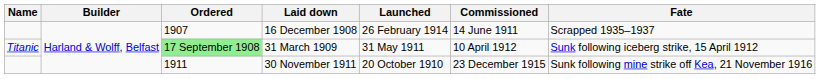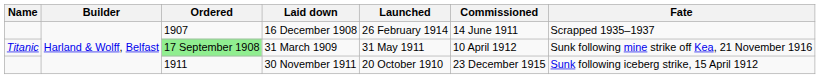(654, 47) Sunk following iceberg strike, 15 April 1912 -> (681, 47) Sunk following mine strike off Kea, 21 November 1916
(681, 64) Sunk following mine strike off Kea, 21 November 1916 -> (654, 64) Sunk following iceberg strike, 15 April 1912
